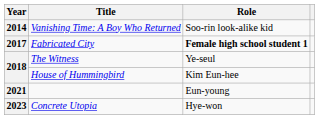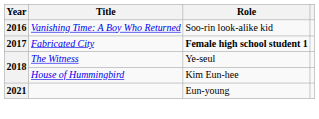(17, 28) 2014 -> (17, 28) 2016
- row: (64, 106)
